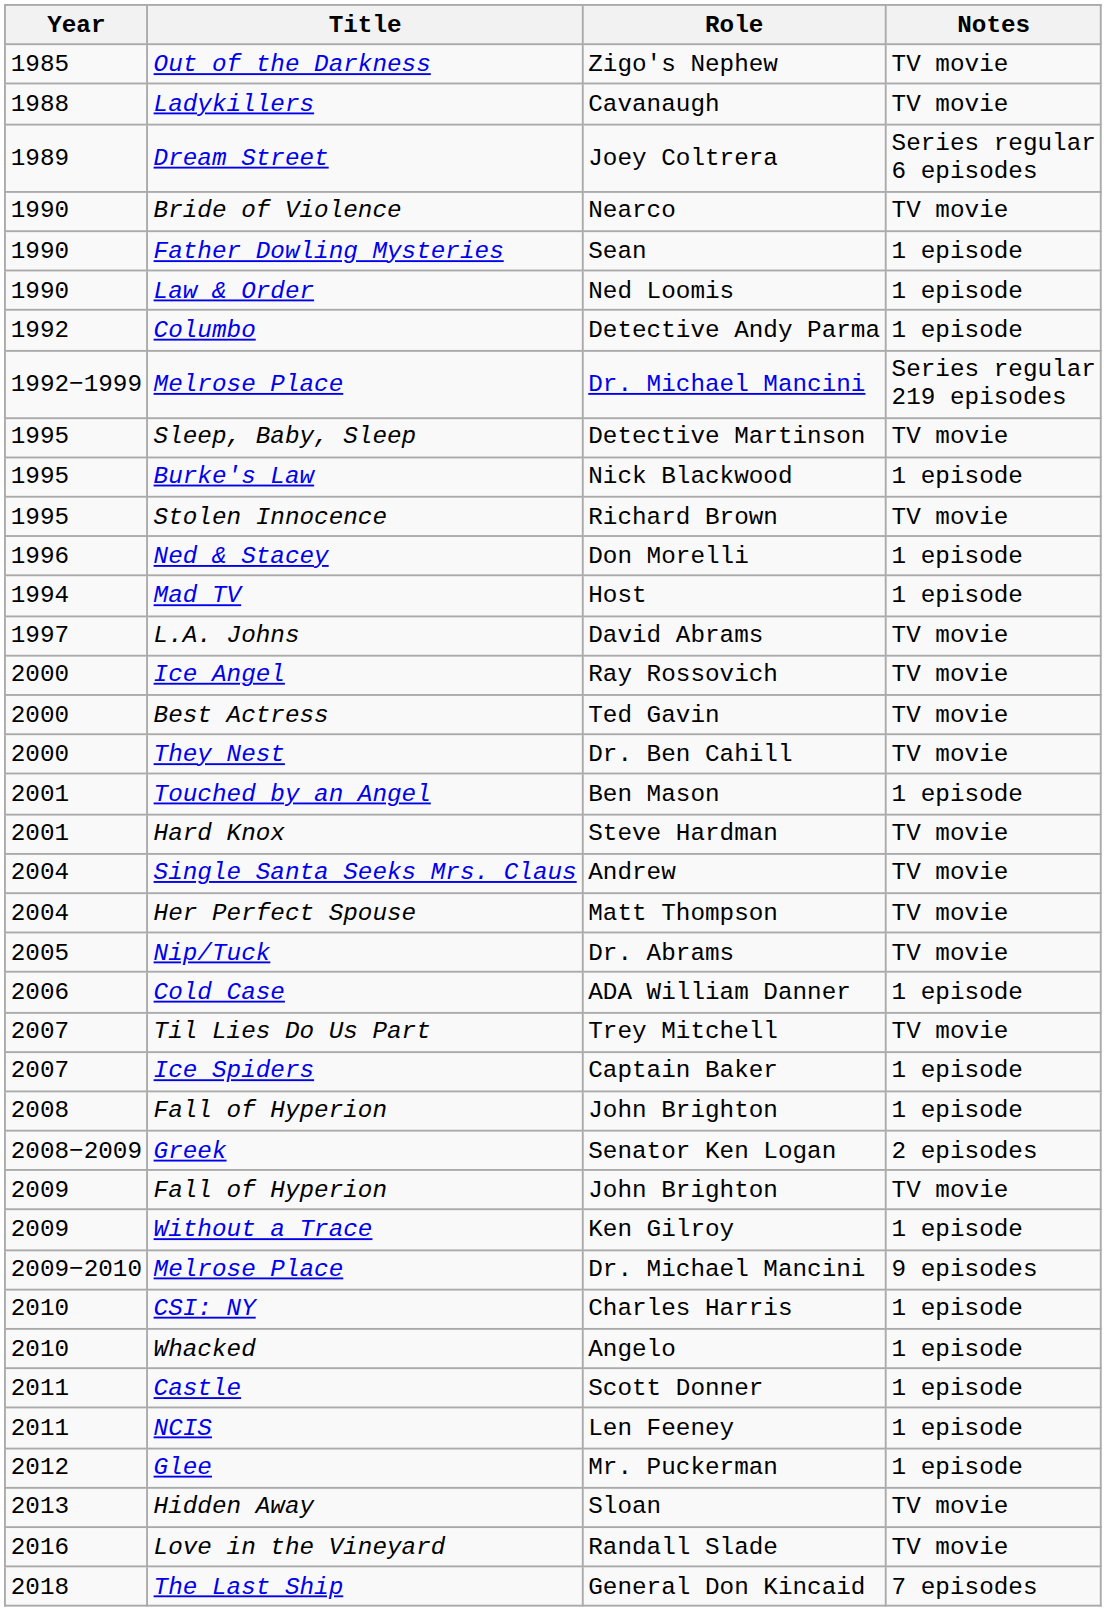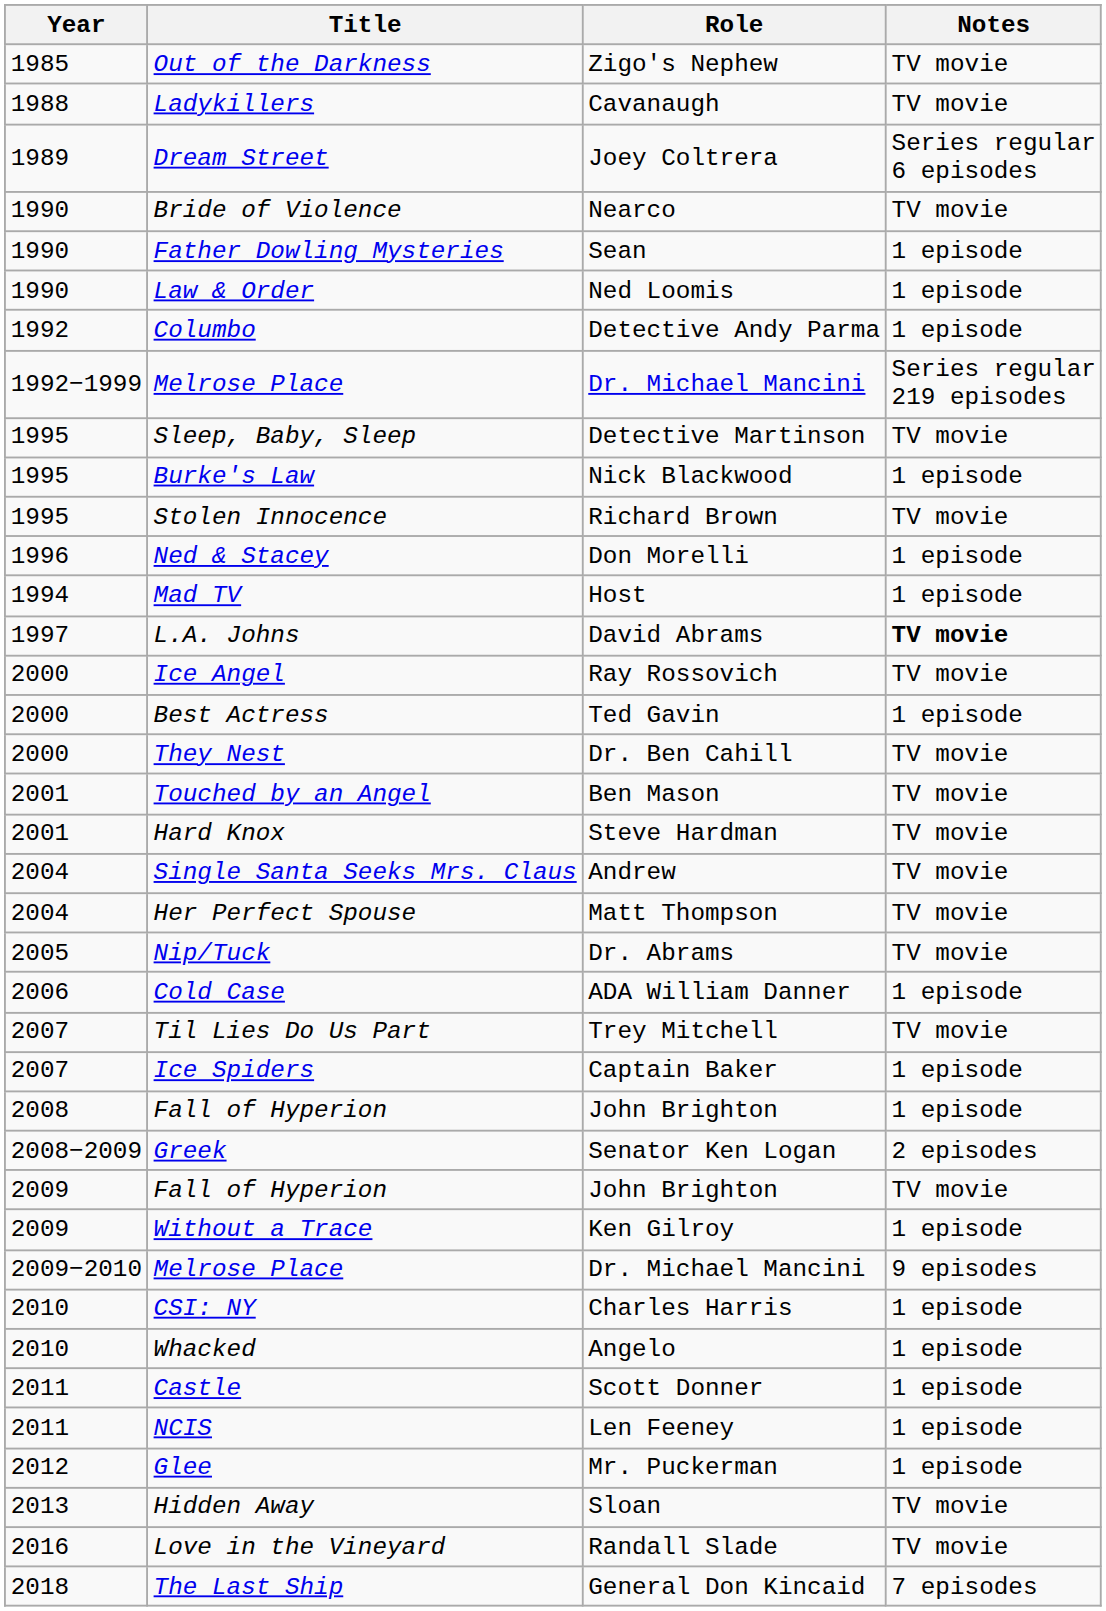(950, 636) normal -> (950, 636) bold
(950, 715) TV movie -> (957, 715) 1 episode
(957, 794) 1 episode -> (950, 794) TV movie
